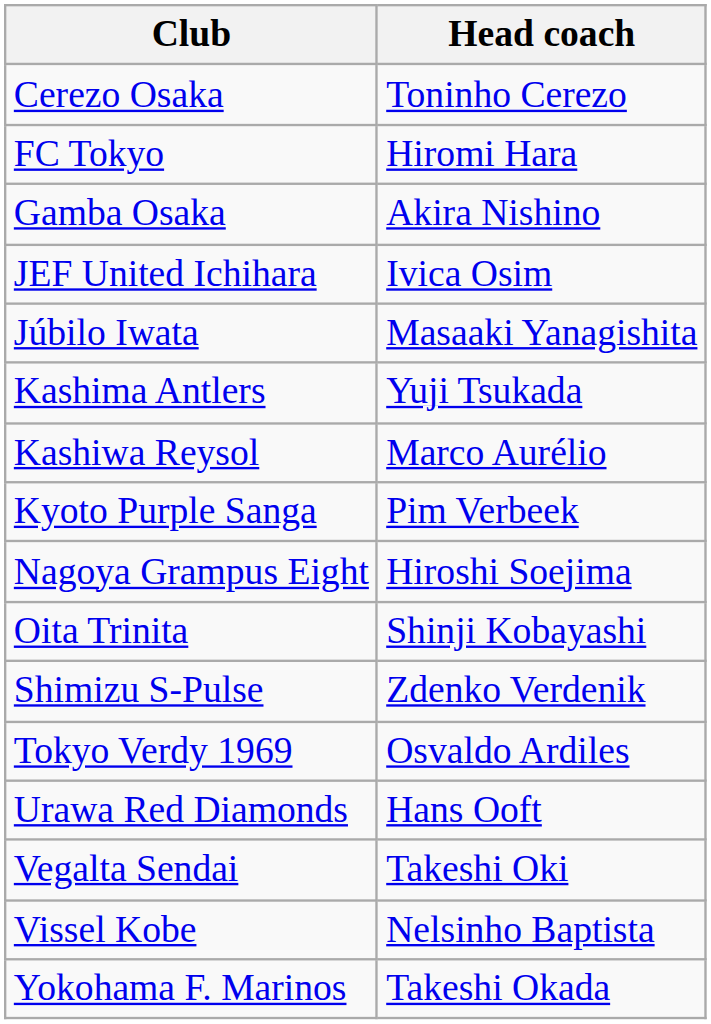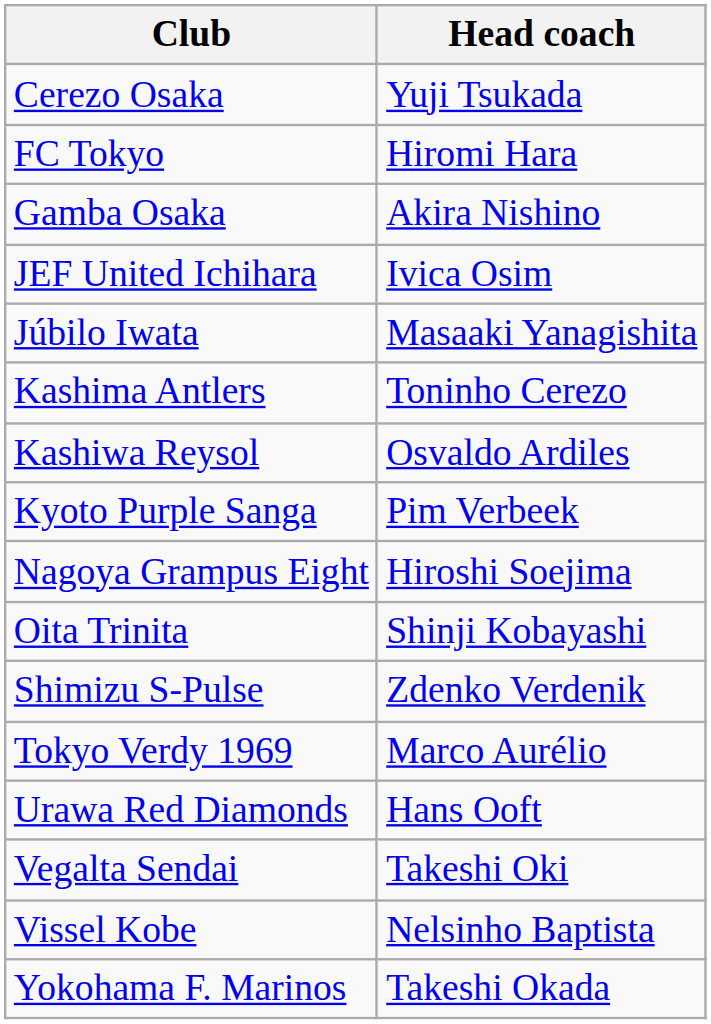(507, 93) Toninho Cerezo -> (484, 93) Yuji Tsukada
(484, 392) Yuji Tsukada -> (507, 392) Toninho Cerezo
(496, 451) Marco Aurélio -> (508, 451) Osvaldo Ardiles
(508, 749) Osvaldo Ardiles -> (496, 749) Marco Aurélio
